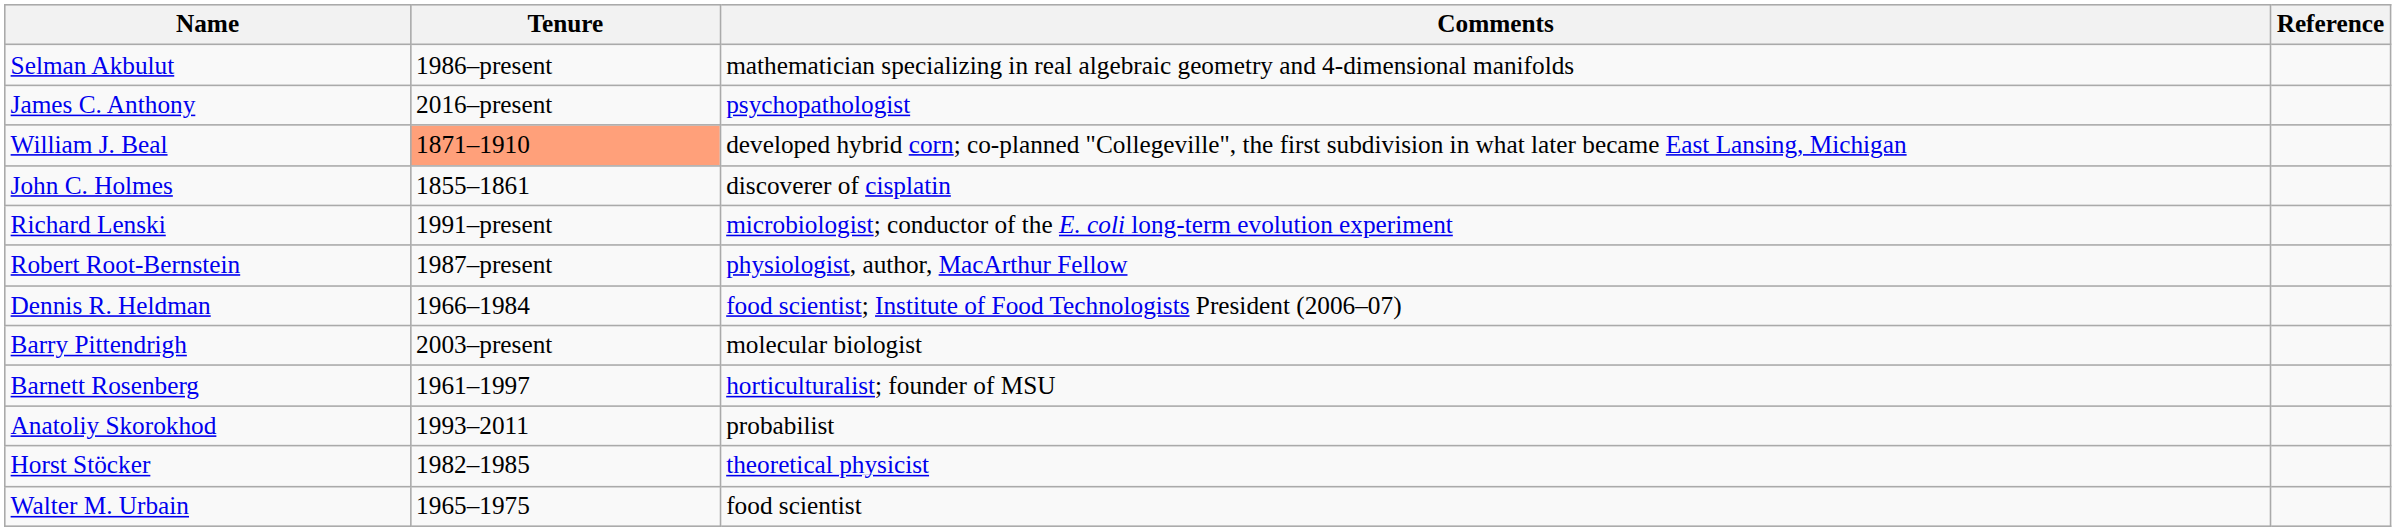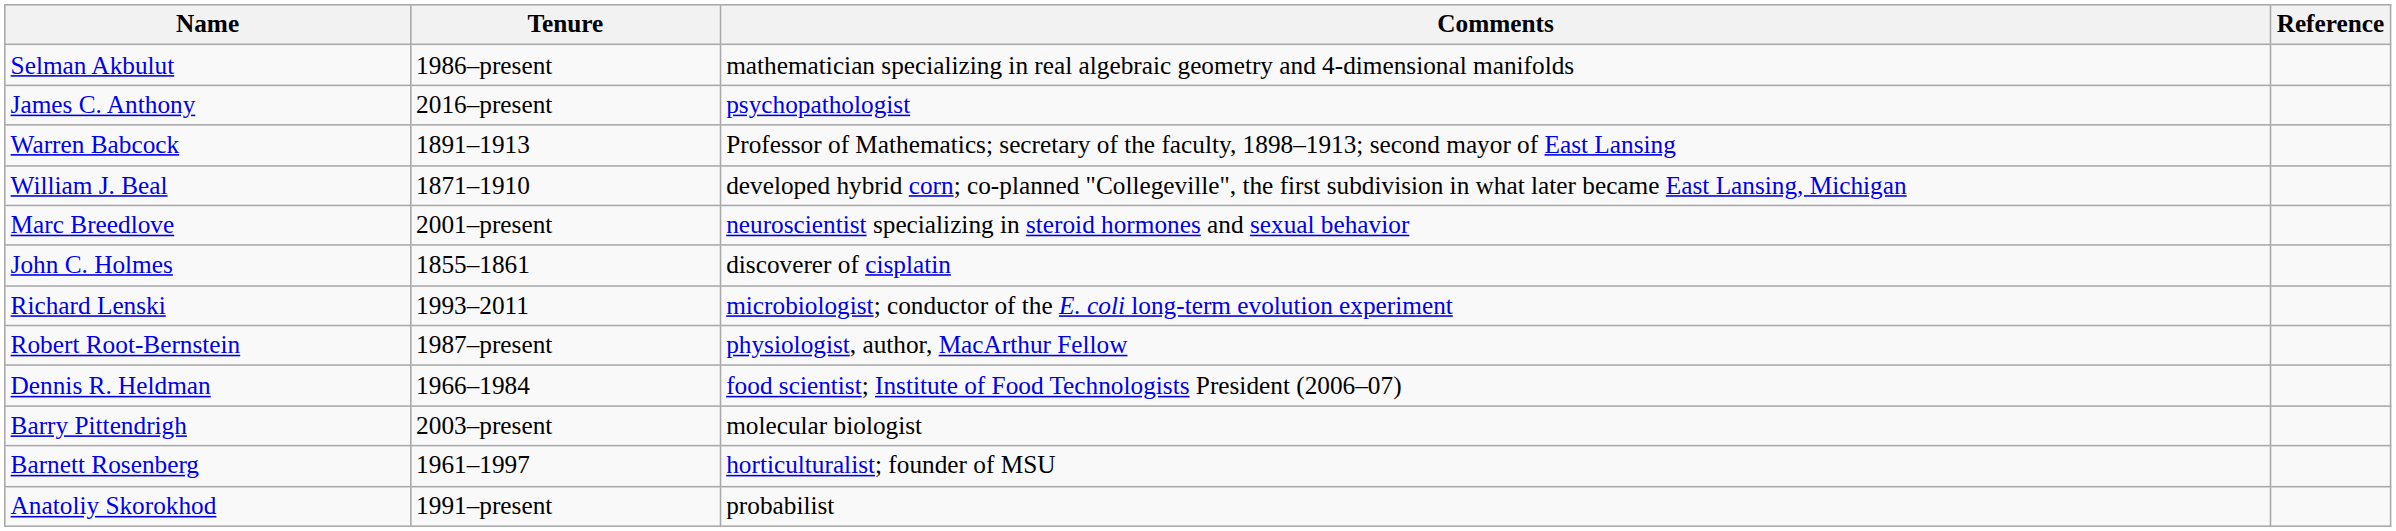+ row: (95, 144)
(473, 144) lightsalmon background -> (473, 184) no background
+ row: (92, 225)
(484, 225) 1991–present -> (473, 305) 1993–2011
(473, 425) 1993–2011 -> (484, 505) 1991–present
- row: (80, 465)
- row: (100, 505)
